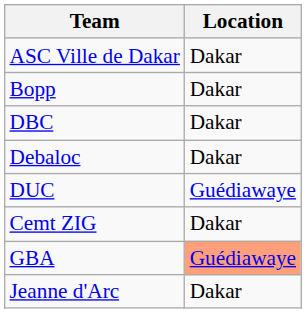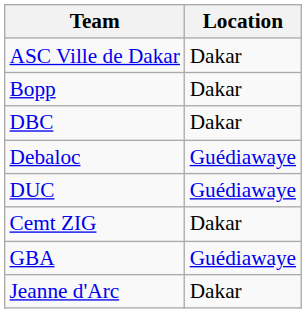(216, 156) Dakar -> (243, 156) Guédiawaye
(243, 257) lightsalmon background -> (243, 257) no background
